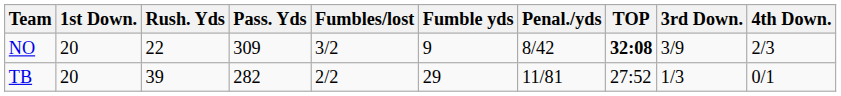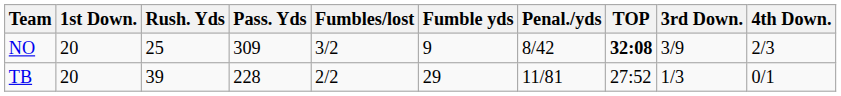(155, 47) 22 -> (155, 47) 25
(247, 76) 282 -> (247, 76) 228
